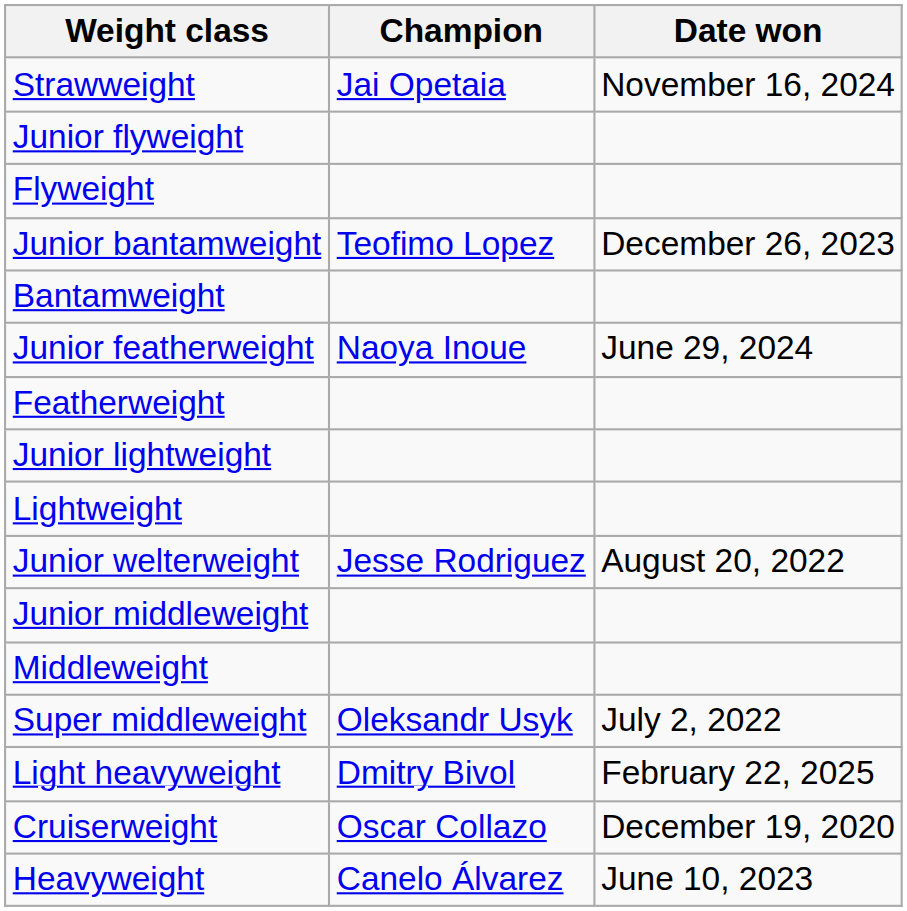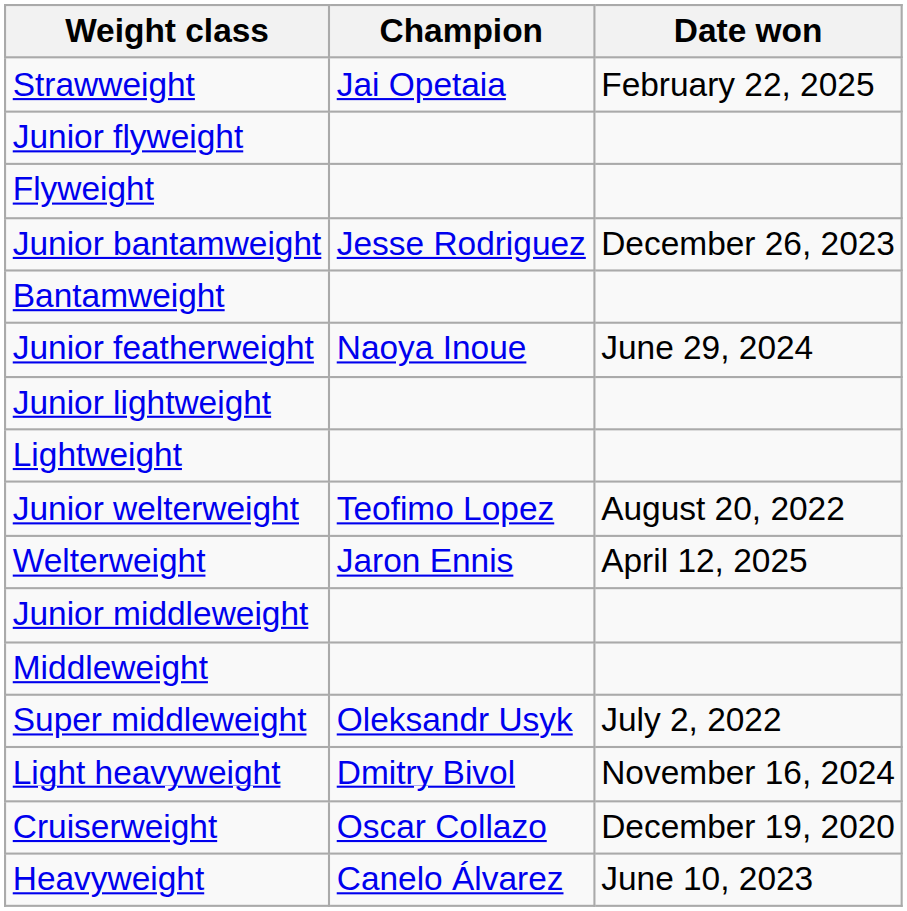(748, 84) November 16, 2024 -> (738, 84) February 22, 2025
(445, 243) Teofimo Lopez -> (461, 243) Jesse Rodriguez
- row: (119, 402)
(461, 561) Jesse Rodriguez -> (445, 508) Teofimo Lopez
+ row: (109, 561)
(738, 773) February 22, 2025 -> (748, 773) November 16, 2024
